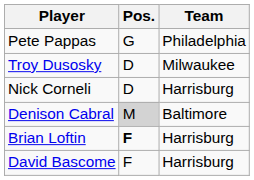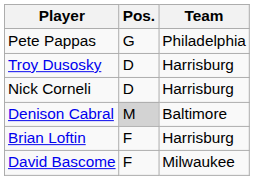(198, 65) Milwaukee -> (198, 65) Harrisburg
(127, 138) bold -> (127, 138) normal
(198, 162) Harrisburg -> (198, 162) Milwaukee
